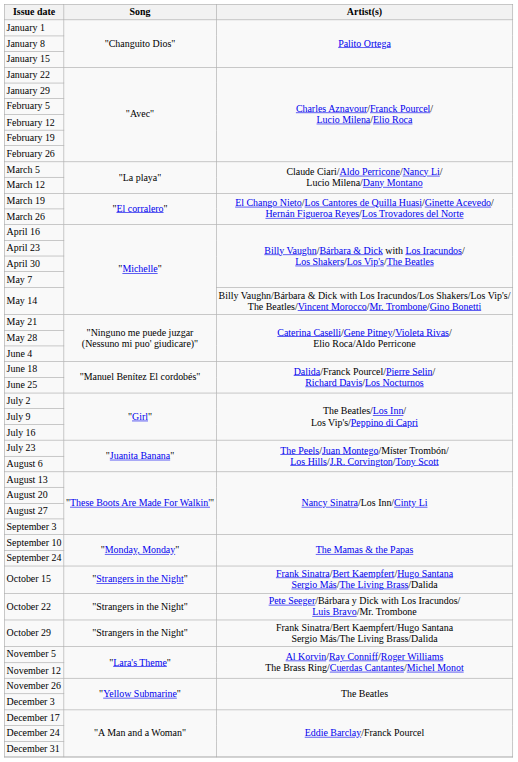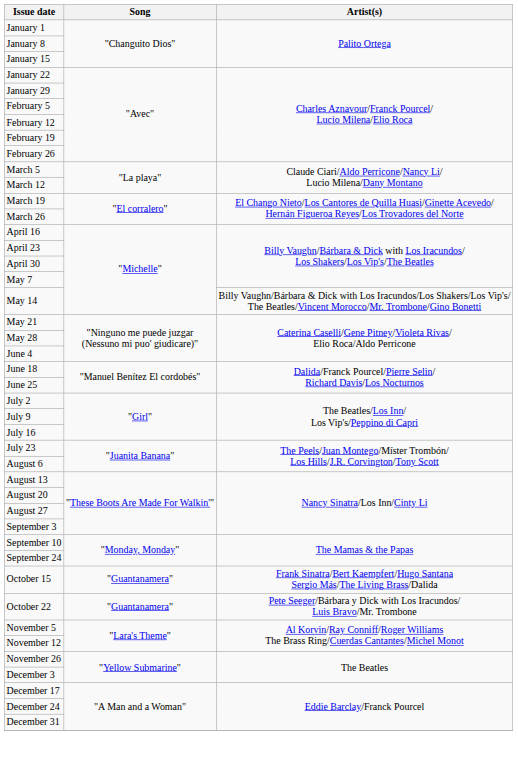(140, 579) "Strangers in the Night" -> (140, 579) "Guantanamera"
(140, 606) "Strangers in the Night" -> (140, 606) "Guantanamera"
- row: (29, 633)
